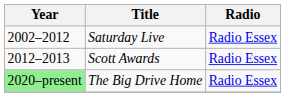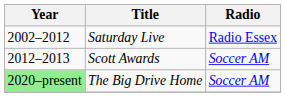(243, 59) Radio Essex -> (239, 59) Soccer AM
(243, 80) Radio Essex -> (239, 80) Soccer AM
